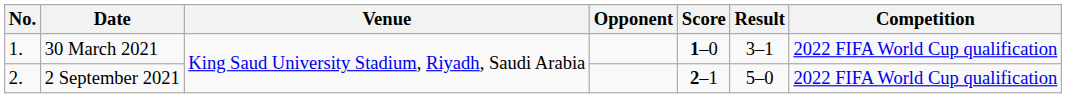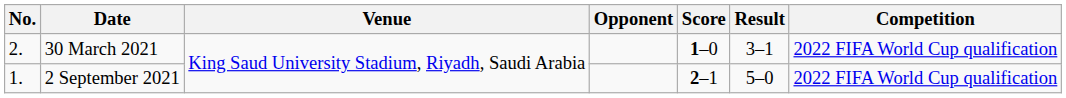(16, 48) 1. -> (16, 48) 2.
(16, 78) 2. -> (16, 78) 1.
